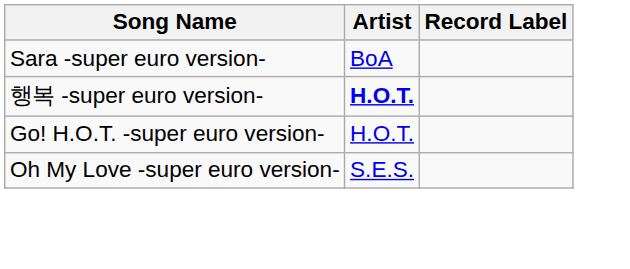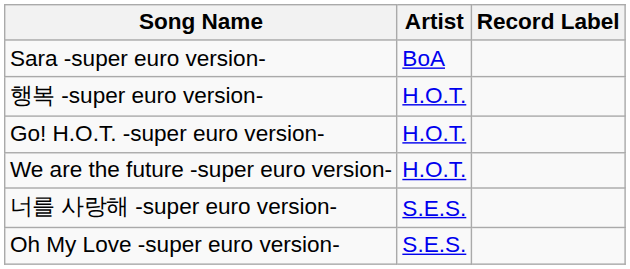(382, 96) bold -> (434, 96) normal
+ row: (201, 169)
+ row: (174, 206)
